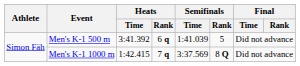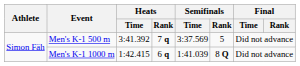(163, 40) 6 q -> (163, 40) 7 q
(193, 40) 1:41.039 -> (193, 40) 3:37.569
(163, 54) 7 q -> (163, 54) 6 q
(193, 54) 3:37.569 -> (193, 54) 1:41.039
